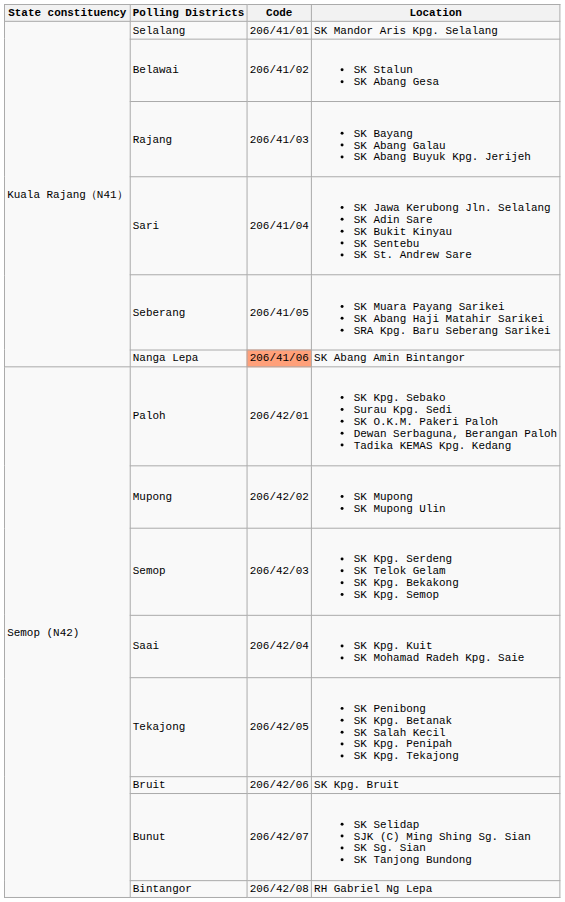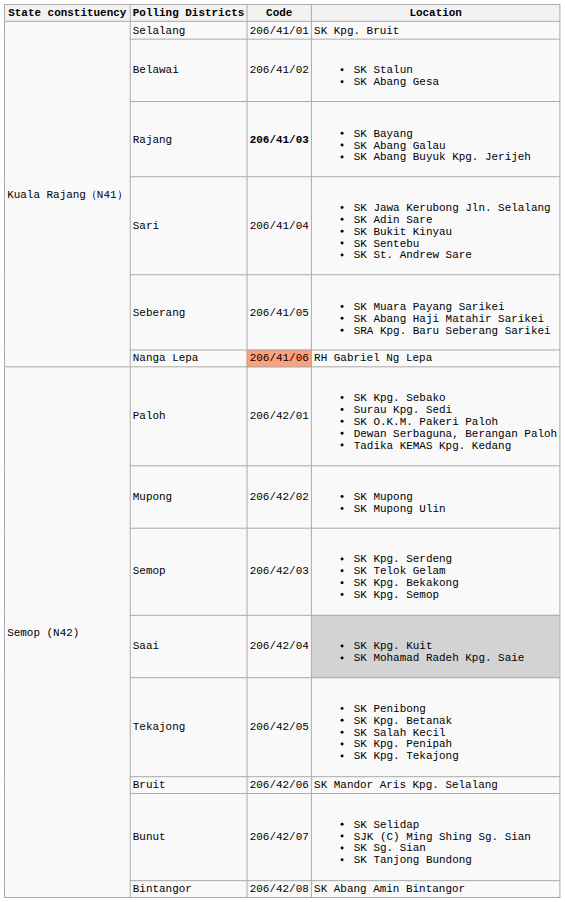(406, 30) SK Mandor Aris Kpg. Selalang -> (357, 30) SK Kpg. Bruit
(279, 139) normal -> (279, 139) bold
(390, 358) SK Abang Amin Bintangor -> (373, 358) RH Gabriel Ng Lepa
(436, 652) no background -> (436, 652) lightgrey background
(357, 785) SK Kpg. Bruit -> (406, 785) SK Mandor Aris Kpg. Selalang
(373, 889) RH Gabriel Ng Lepa -> (390, 889) SK Abang Amin Bintangor
